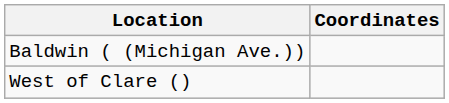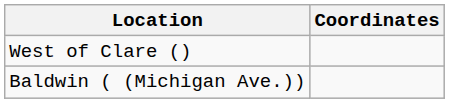rows swapped: (100, 82) <-> (157, 51)
